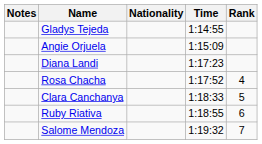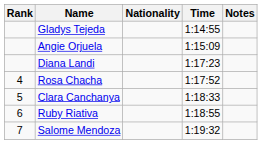columns swapped: (242, 13) <-> (22, 13)
